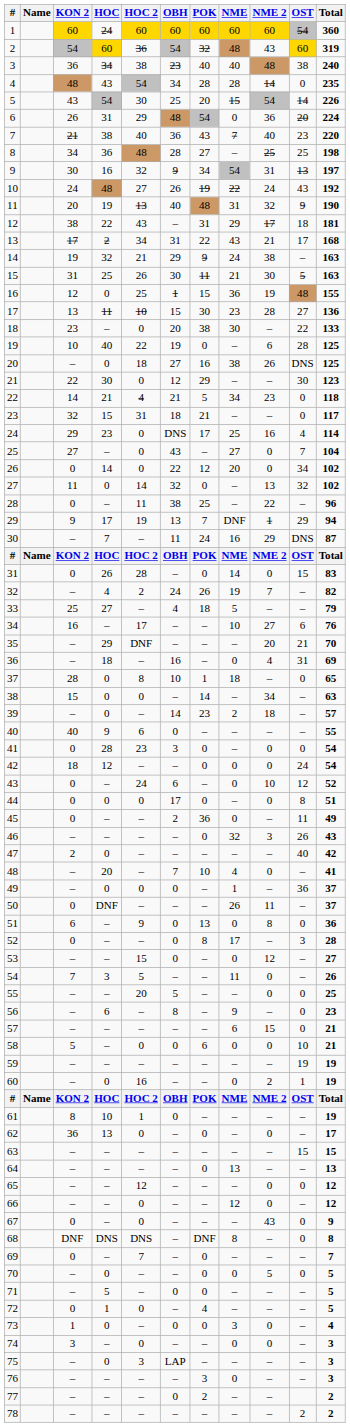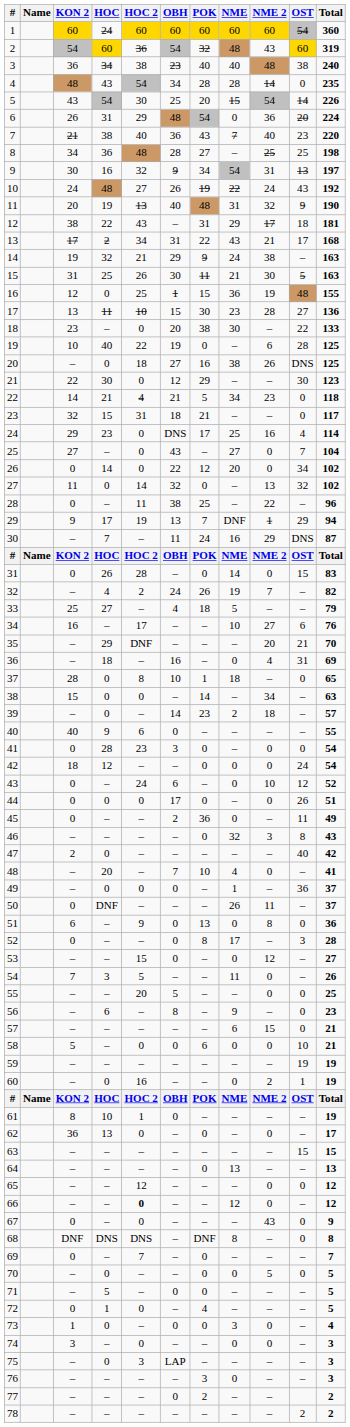(303, 801) 8 -> (303, 801) 26
(303, 836) 26 -> (303, 836) 8
(141, 1203) normal -> (141, 1203) bold
